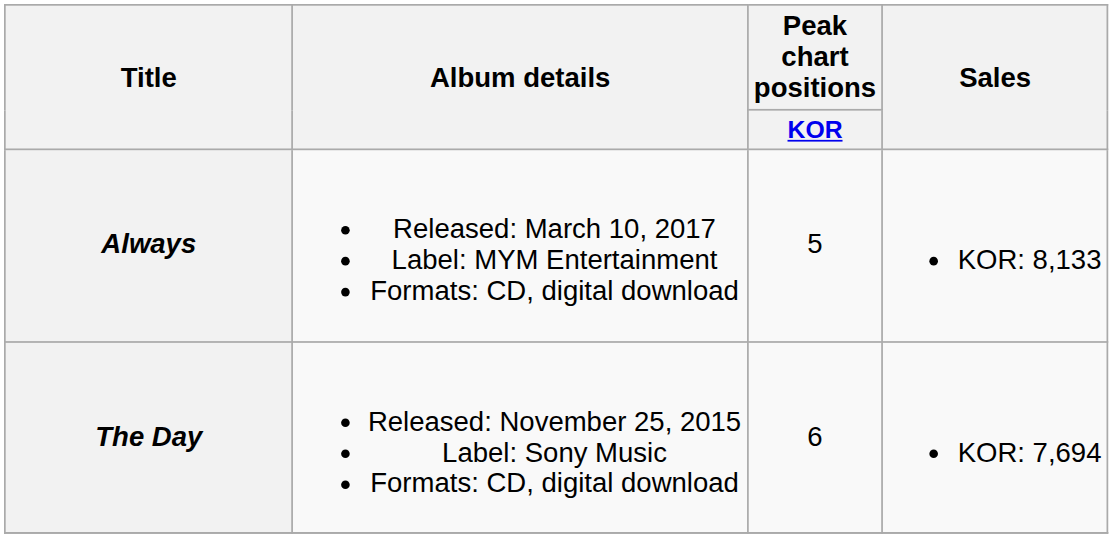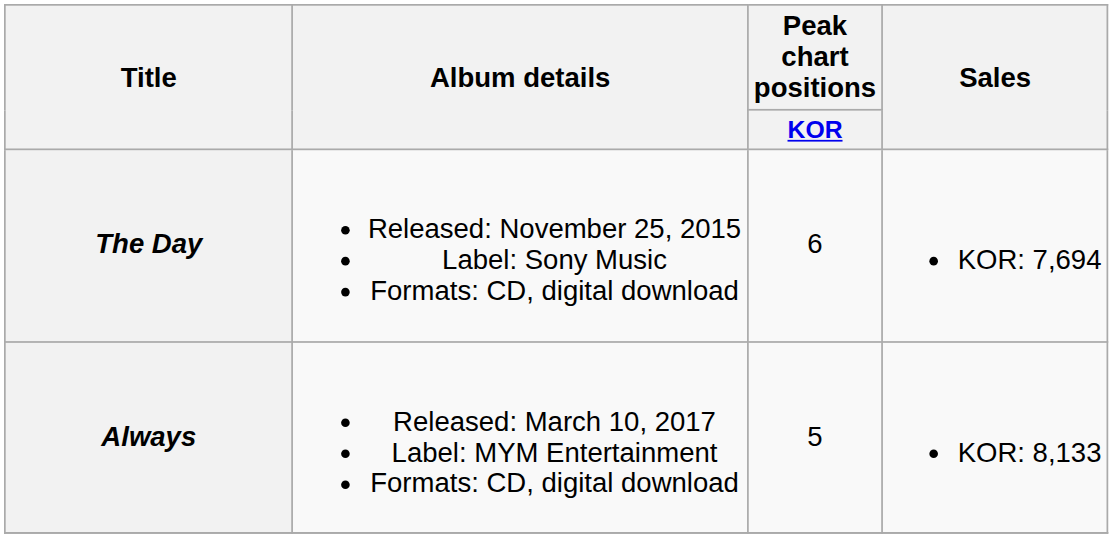rows swapped: (149, 436) <-> (149, 244)
